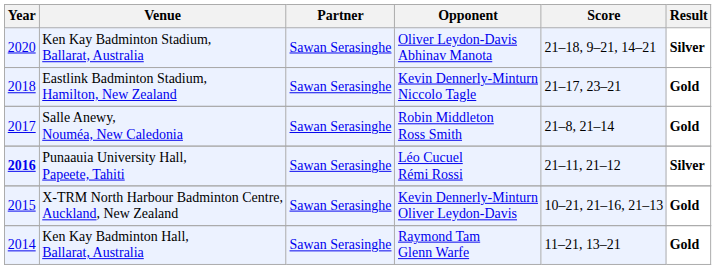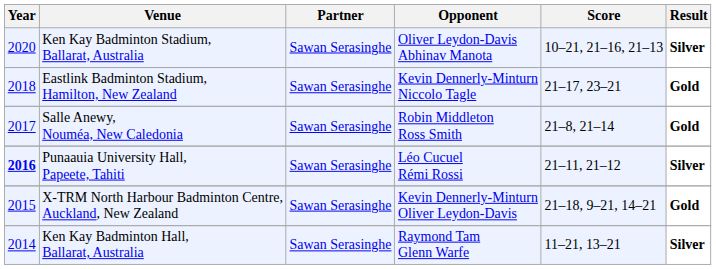(600, 47) 21–18, 9–21, 14–21 -> (604, 47) 10–21, 21–16, 21–13
(604, 205) 10–21, 21–16, 21–13 -> (600, 205) 21–18, 9–21, 14–21
(684, 245) Gold -> (687, 245) Silver
